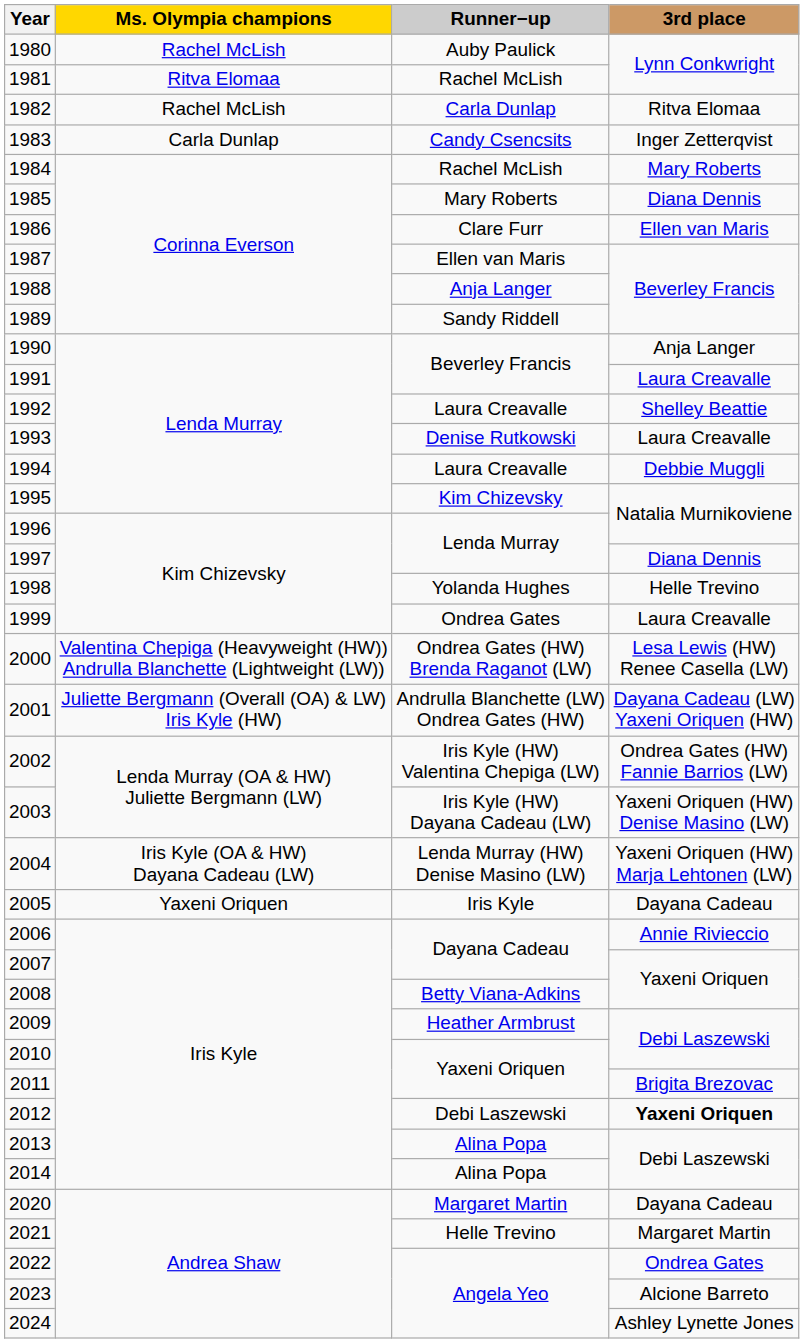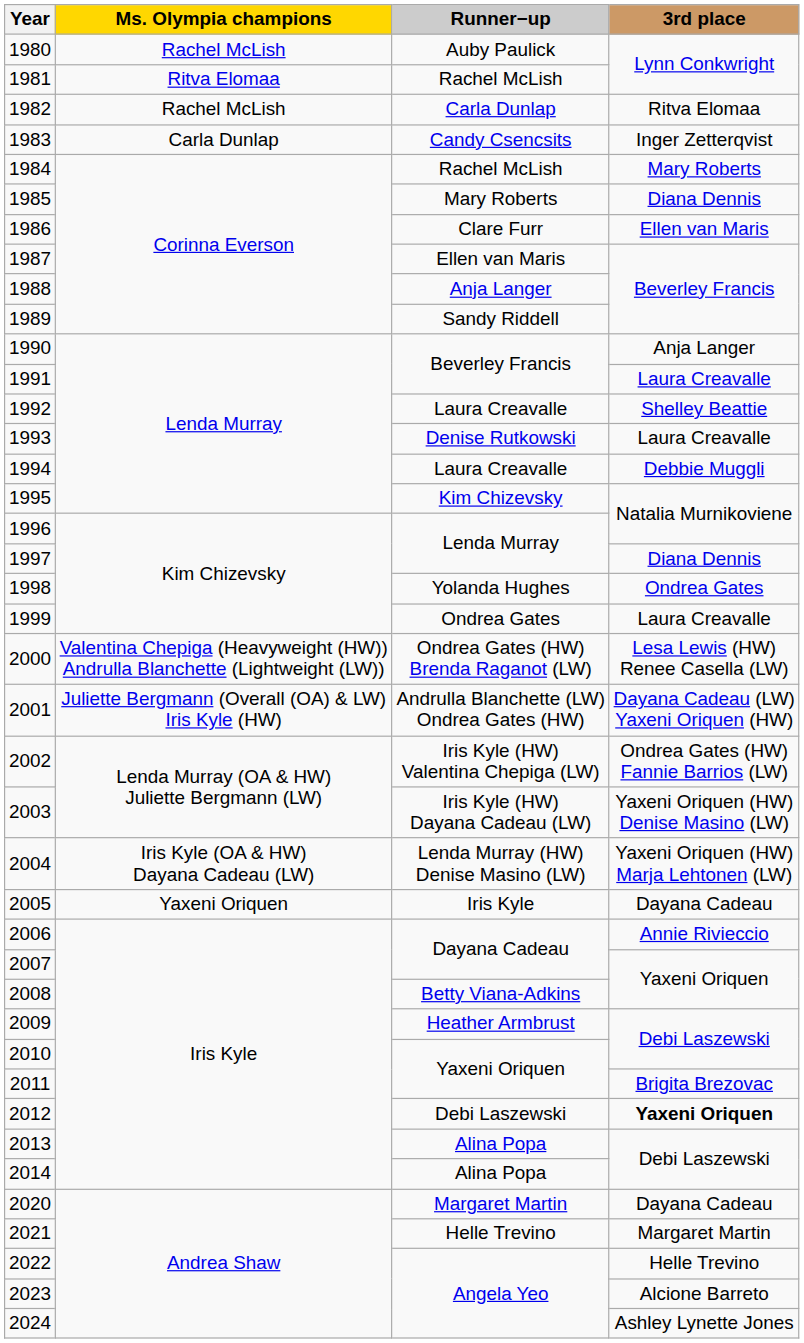(704, 588) Helle Trevino -> (704, 588) Ondrea Gates
(704, 1263) Ondrea Gates -> (704, 1263) Helle Trevino
